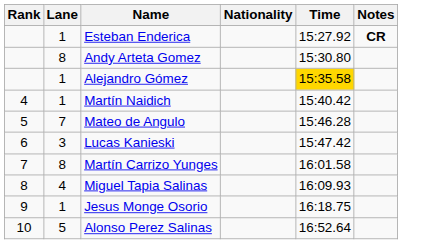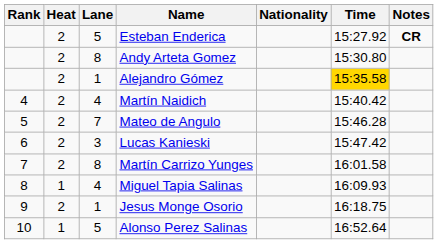+ column: (61, 15)
(62, 36) 1 -> (98, 36) 5
(62, 100) 1 -> (98, 100) 4
